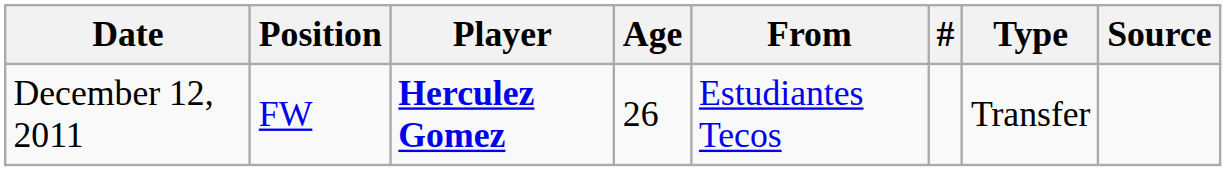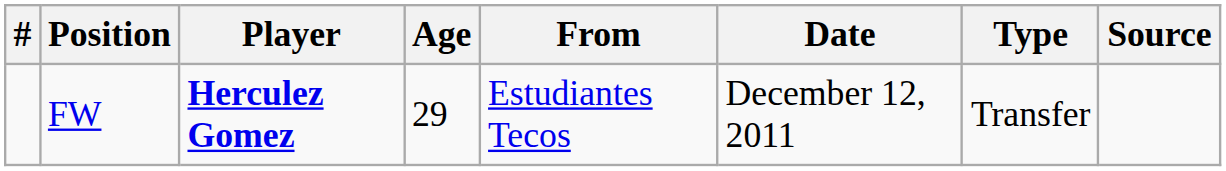columns swapped: (945, 34) <-> (128, 34)
(641, 114) 26 -> (430, 114) 29
